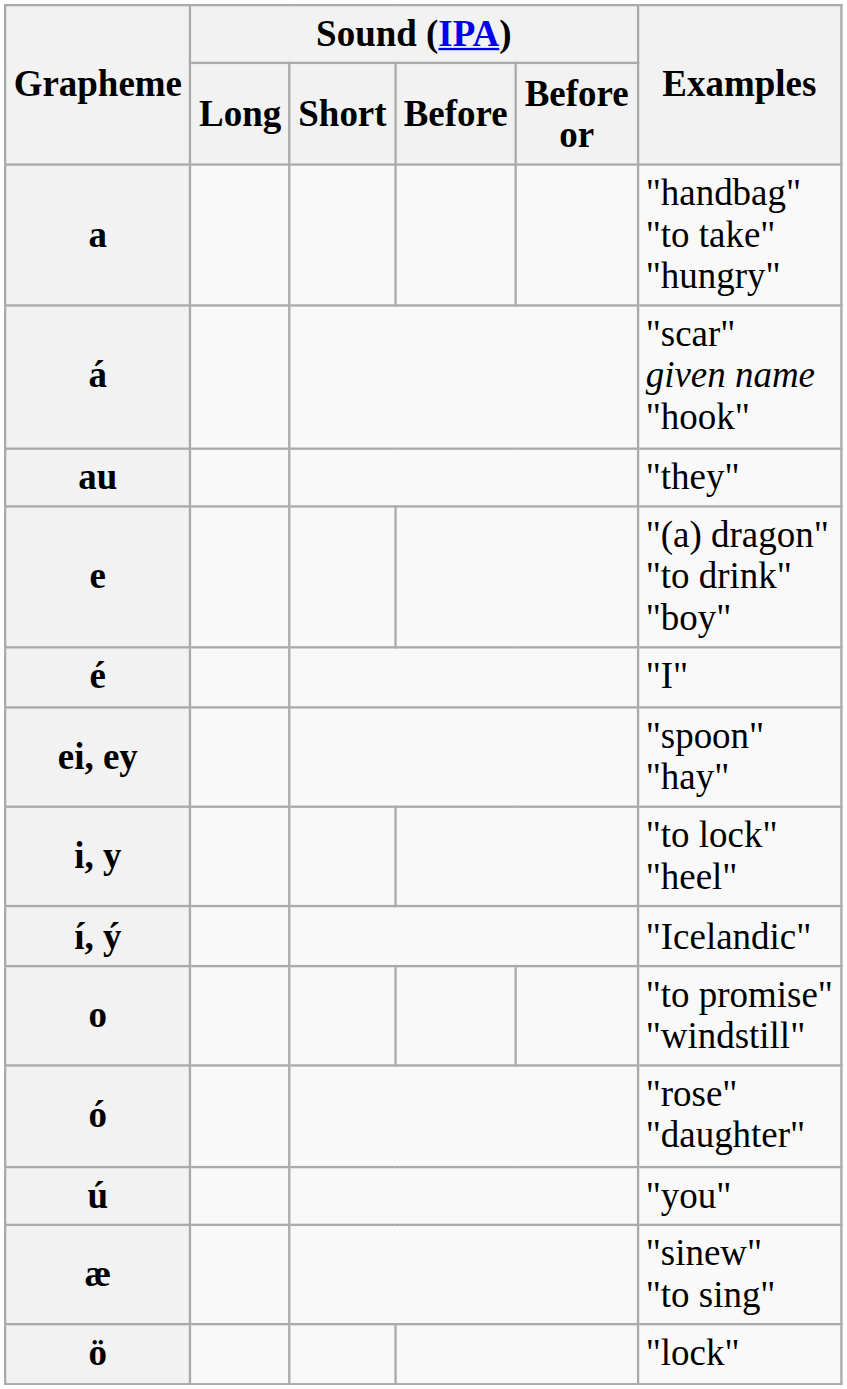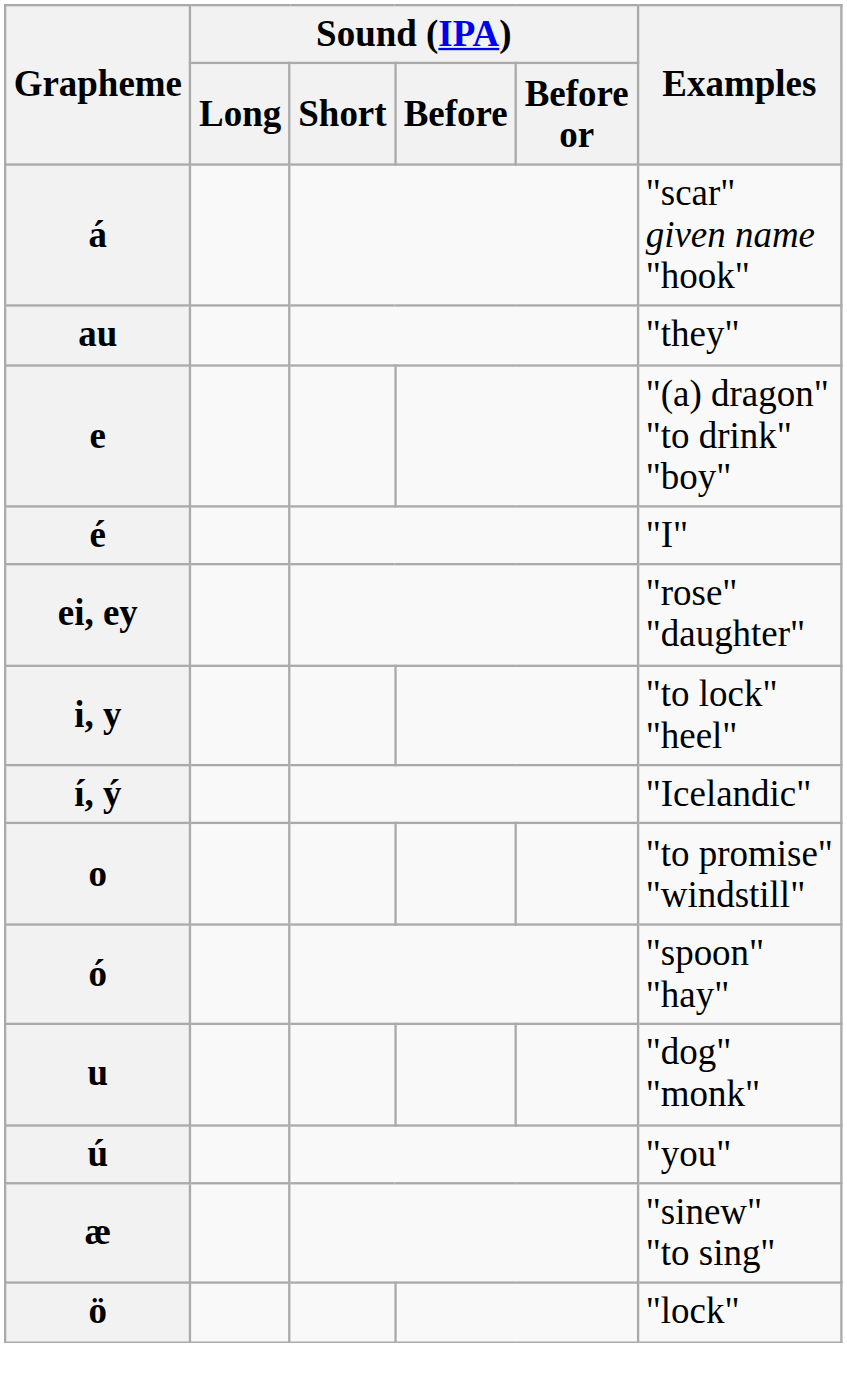- row: (98, 234)
(705, 755) "spoon" "hay" -> (725, 614) "rose" "daughter"
(725, 1115) "rose" "daughter" -> (705, 973) "spoon" "hay"
+ row: (98, 1073)
